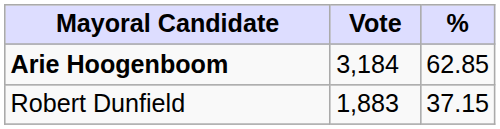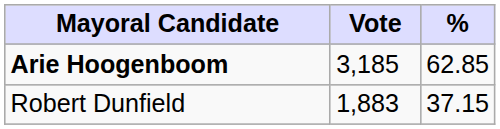(368, 64) 3,184 -> (368, 64) 3,185
